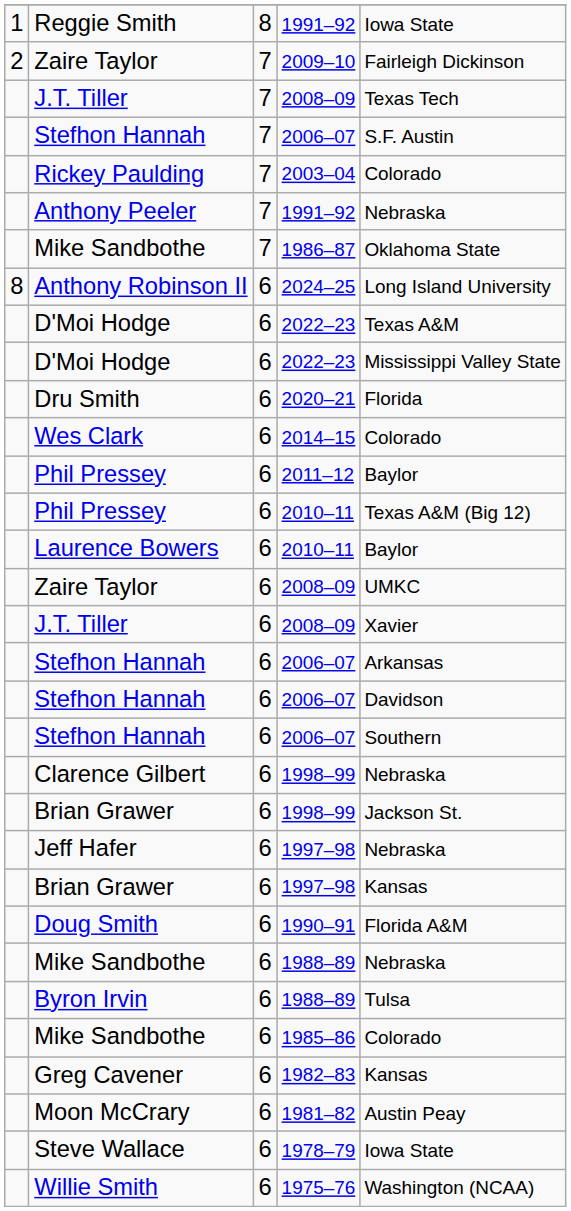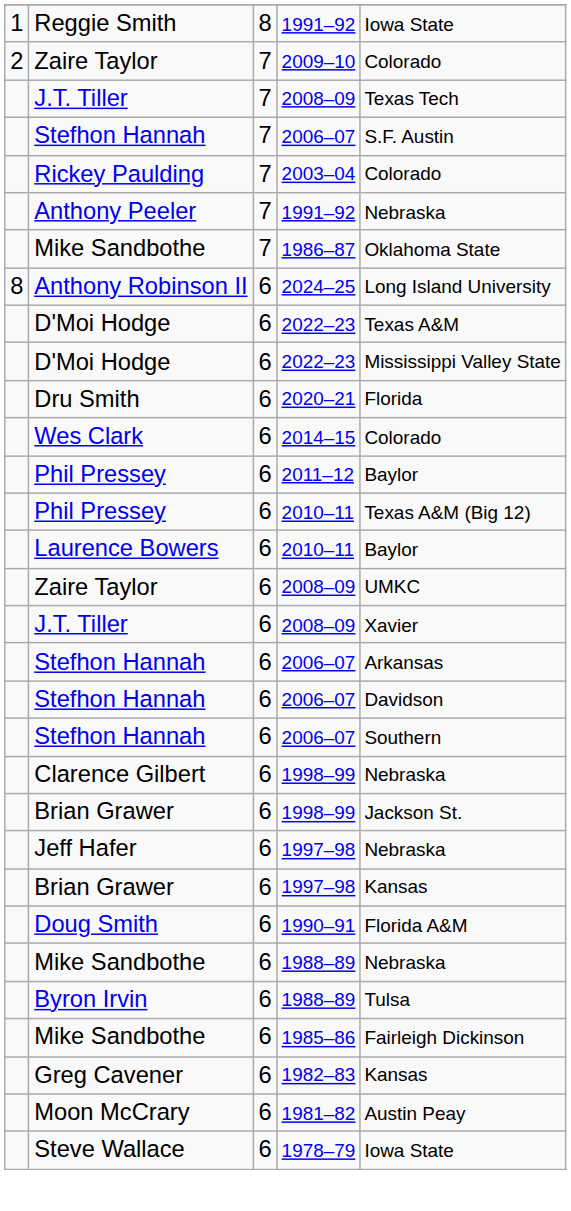(444, 61) Fairleigh Dickinson -> (403, 61) Colorado
(403, 1038) Colorado -> (444, 1038) Fairleigh Dickinson
- row: (96, 1187)
